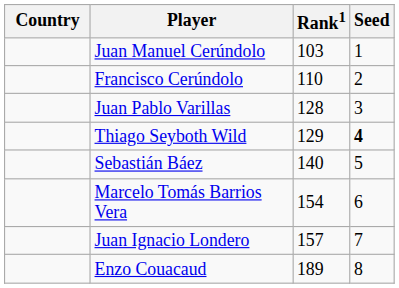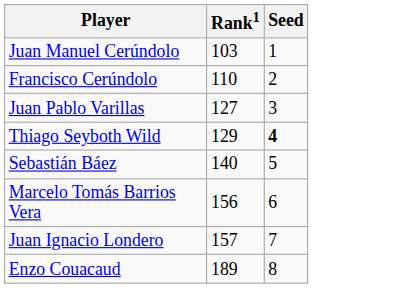- column: (47, 20)
(310, 107) 128 -> (224, 107) 127
(310, 202) 154 -> (224, 202) 156
